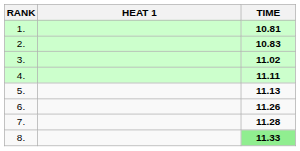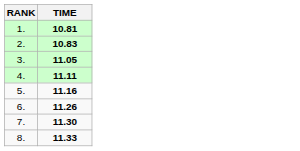- column: (139, 13)
(268, 60) 11.02 -> (65, 60) 11.05
(268, 91) 11.13 -> (65, 91) 11.16
(268, 122) 11.28 -> (65, 122) 11.30
(268, 138) lightgreen background -> (65, 138) no background
